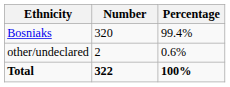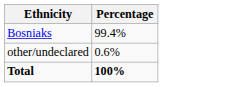- column: (125, 14)
